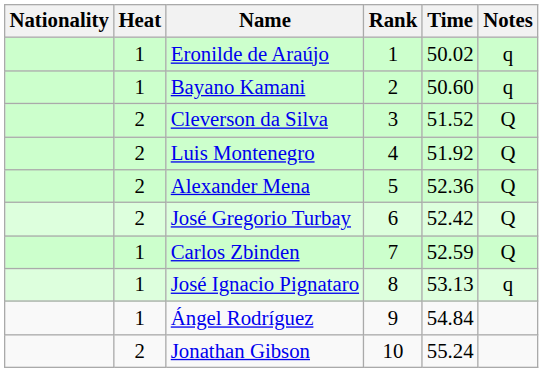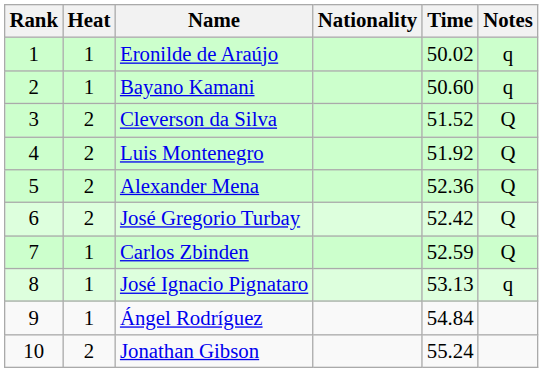columns swapped: (393, 20) <-> (59, 20)
